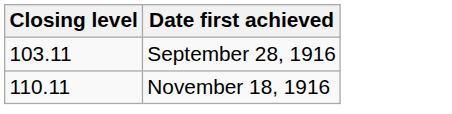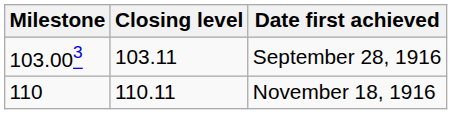+ column: (57, 20)
